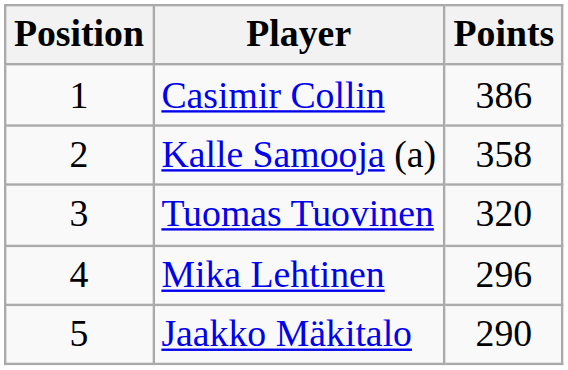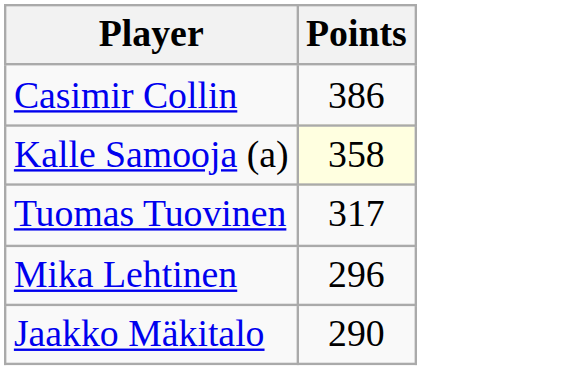- column: (79, 34)
(504, 154) no background -> (356, 154) lightyellow background
(504, 214) 320 -> (356, 214) 317
